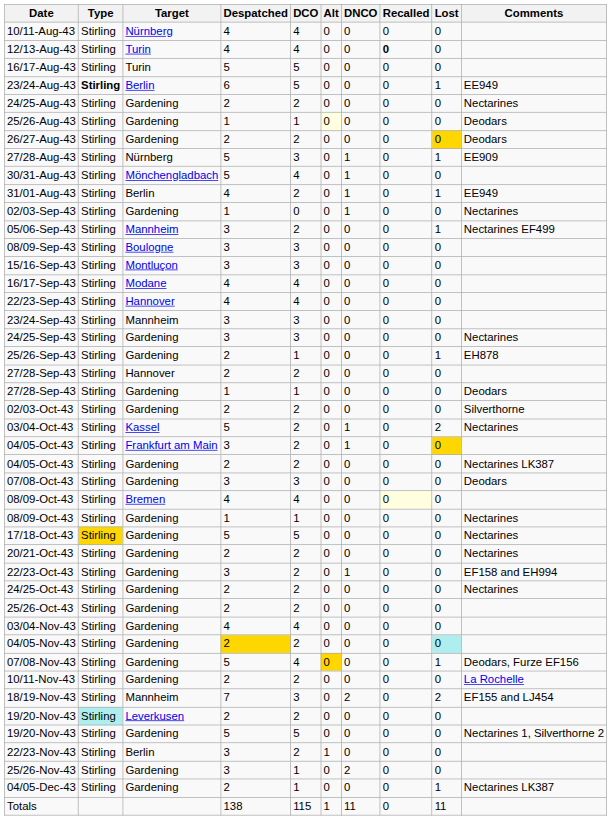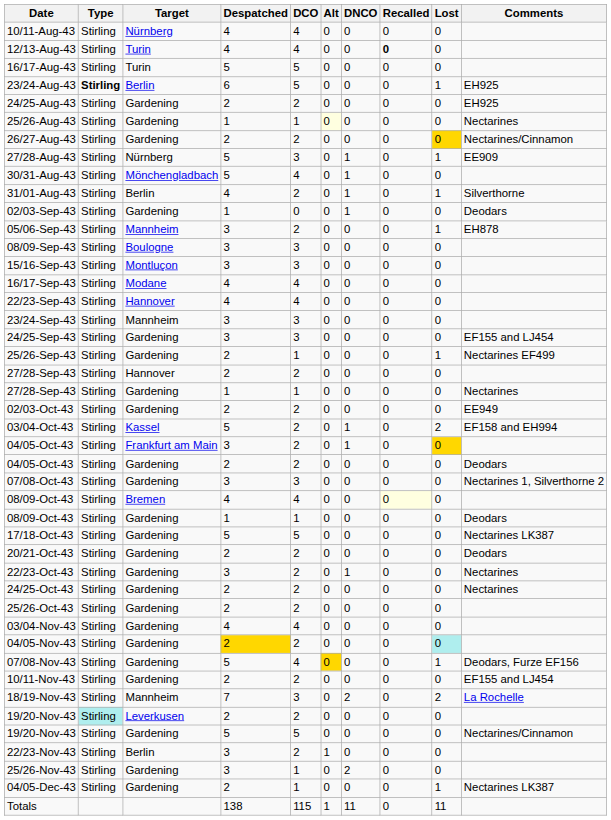(481, 85) EE949 -> (481, 85) EH925
(491, 103) Nectarines -> (481, 103) EH925
(485, 121) Deodars -> (491, 121) Nectarines
(485, 139) Deodars -> (518, 139) Nectarines/Cinnamon
(481, 193) EE949 -> (494, 193) Silverthorne
(491, 211) Nectarines -> (485, 211) Deodars
(509, 229) Nectarines EF499 -> (481, 229) EH878
(491, 337) Nectarines -> (509, 337) EF155 and LJ454
(481, 355) EH878 -> (509, 355) Nectarines EF499
(485, 391) Deodars -> (491, 391) Nectarines
(494, 409) Silverthorne -> (481, 409) EE949
(491, 427) Nectarines -> (511, 427) EF158 and EH994
(509, 463) Nectarines LK387 -> (485, 463) Deodars
(485, 481) Deodars -> (534, 481) Nectarines 1, Silverthorne 2
(491, 517) Nectarines -> (485, 517) Deodars
(98, 535) gold background -> (98, 535) no background
(491, 535) Nectarines -> (509, 535) Nectarines LK387
(491, 553) Nectarines -> (485, 553) Deodars
(511, 572) EF158 and EH994 -> (491, 572) Nectarines
(494, 680) La Rochelle -> (509, 680) EF155 and LJ454
(509, 698) EF155 and LJ454 -> (494, 698) La Rochelle
(534, 734) Nectarines 1, Silverthorne 2 -> (518, 734) Nectarines/Cinnamon
